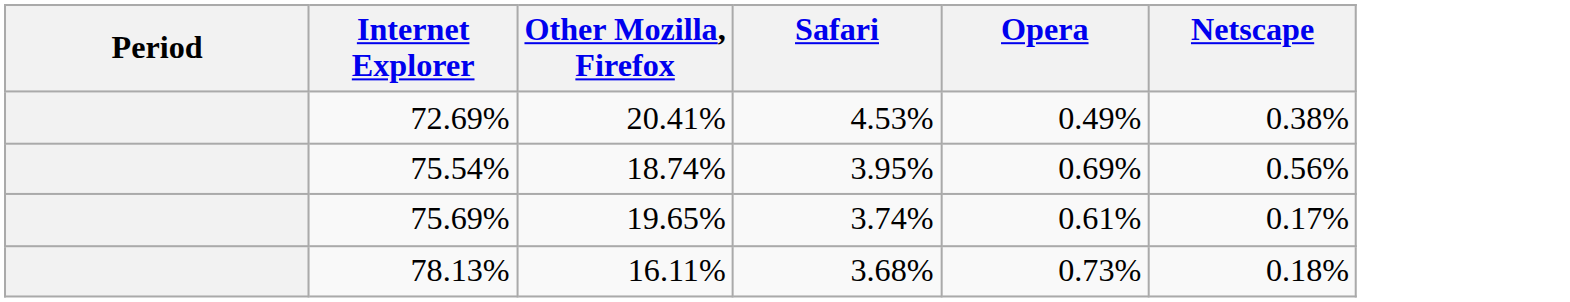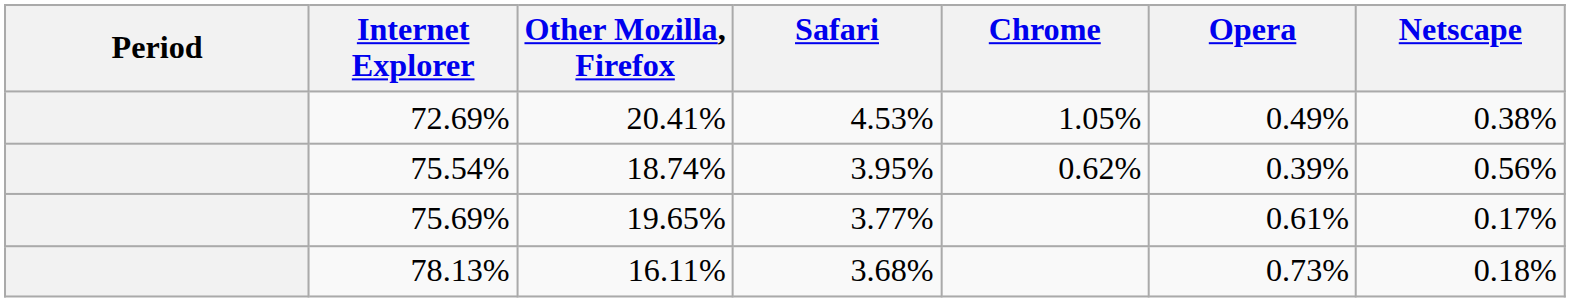+ column: (1045, 30)
(1100, 168) 0.69% -> (1308, 168) 0.39%
(892, 219) 3.74% -> (892, 219) 3.77%
